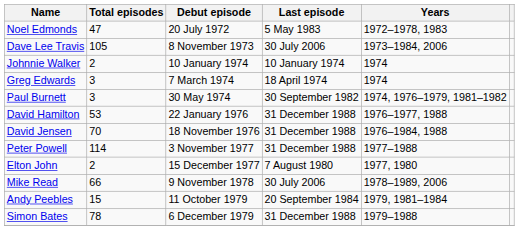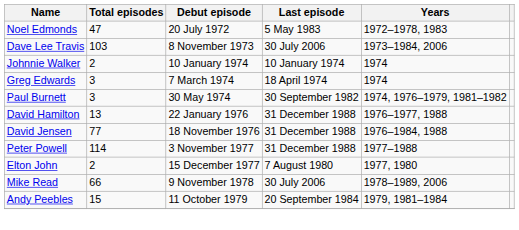(98, 47) 105 -> (98, 47) 103
(95, 115) 53 -> (95, 115) 13
(95, 132) 70 -> (95, 132) 77
- row: (37, 217)
